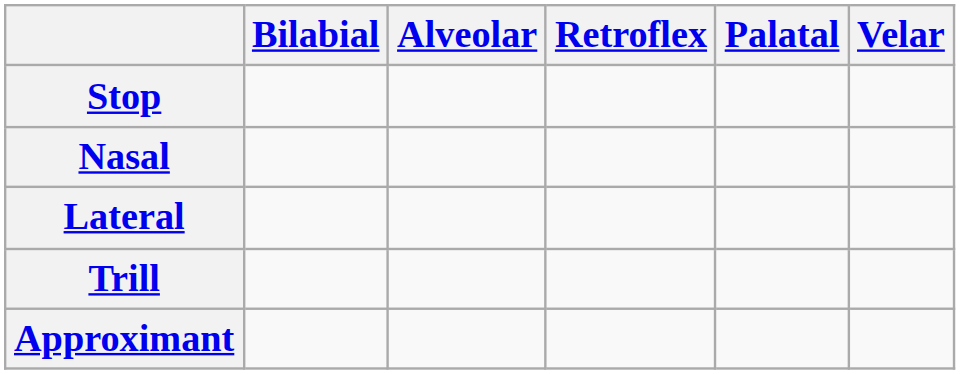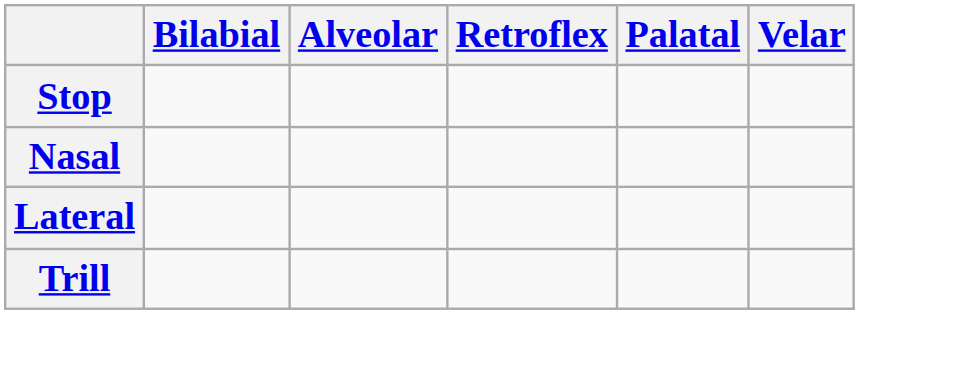- row: (124, 338)
